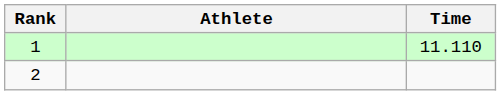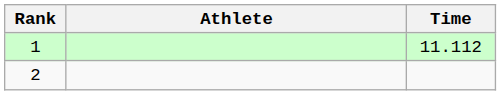(451, 47) 11.110 -> (451, 47) 11.112
